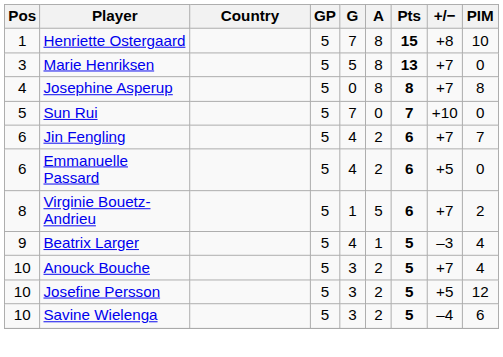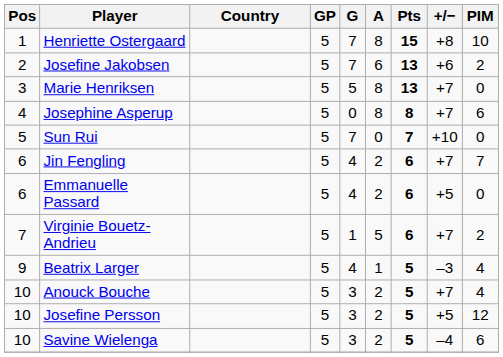+ row: (106, 64)
(480, 88) 8 -> (480, 112) 6
(22, 210) 8 -> (22, 235) 7
